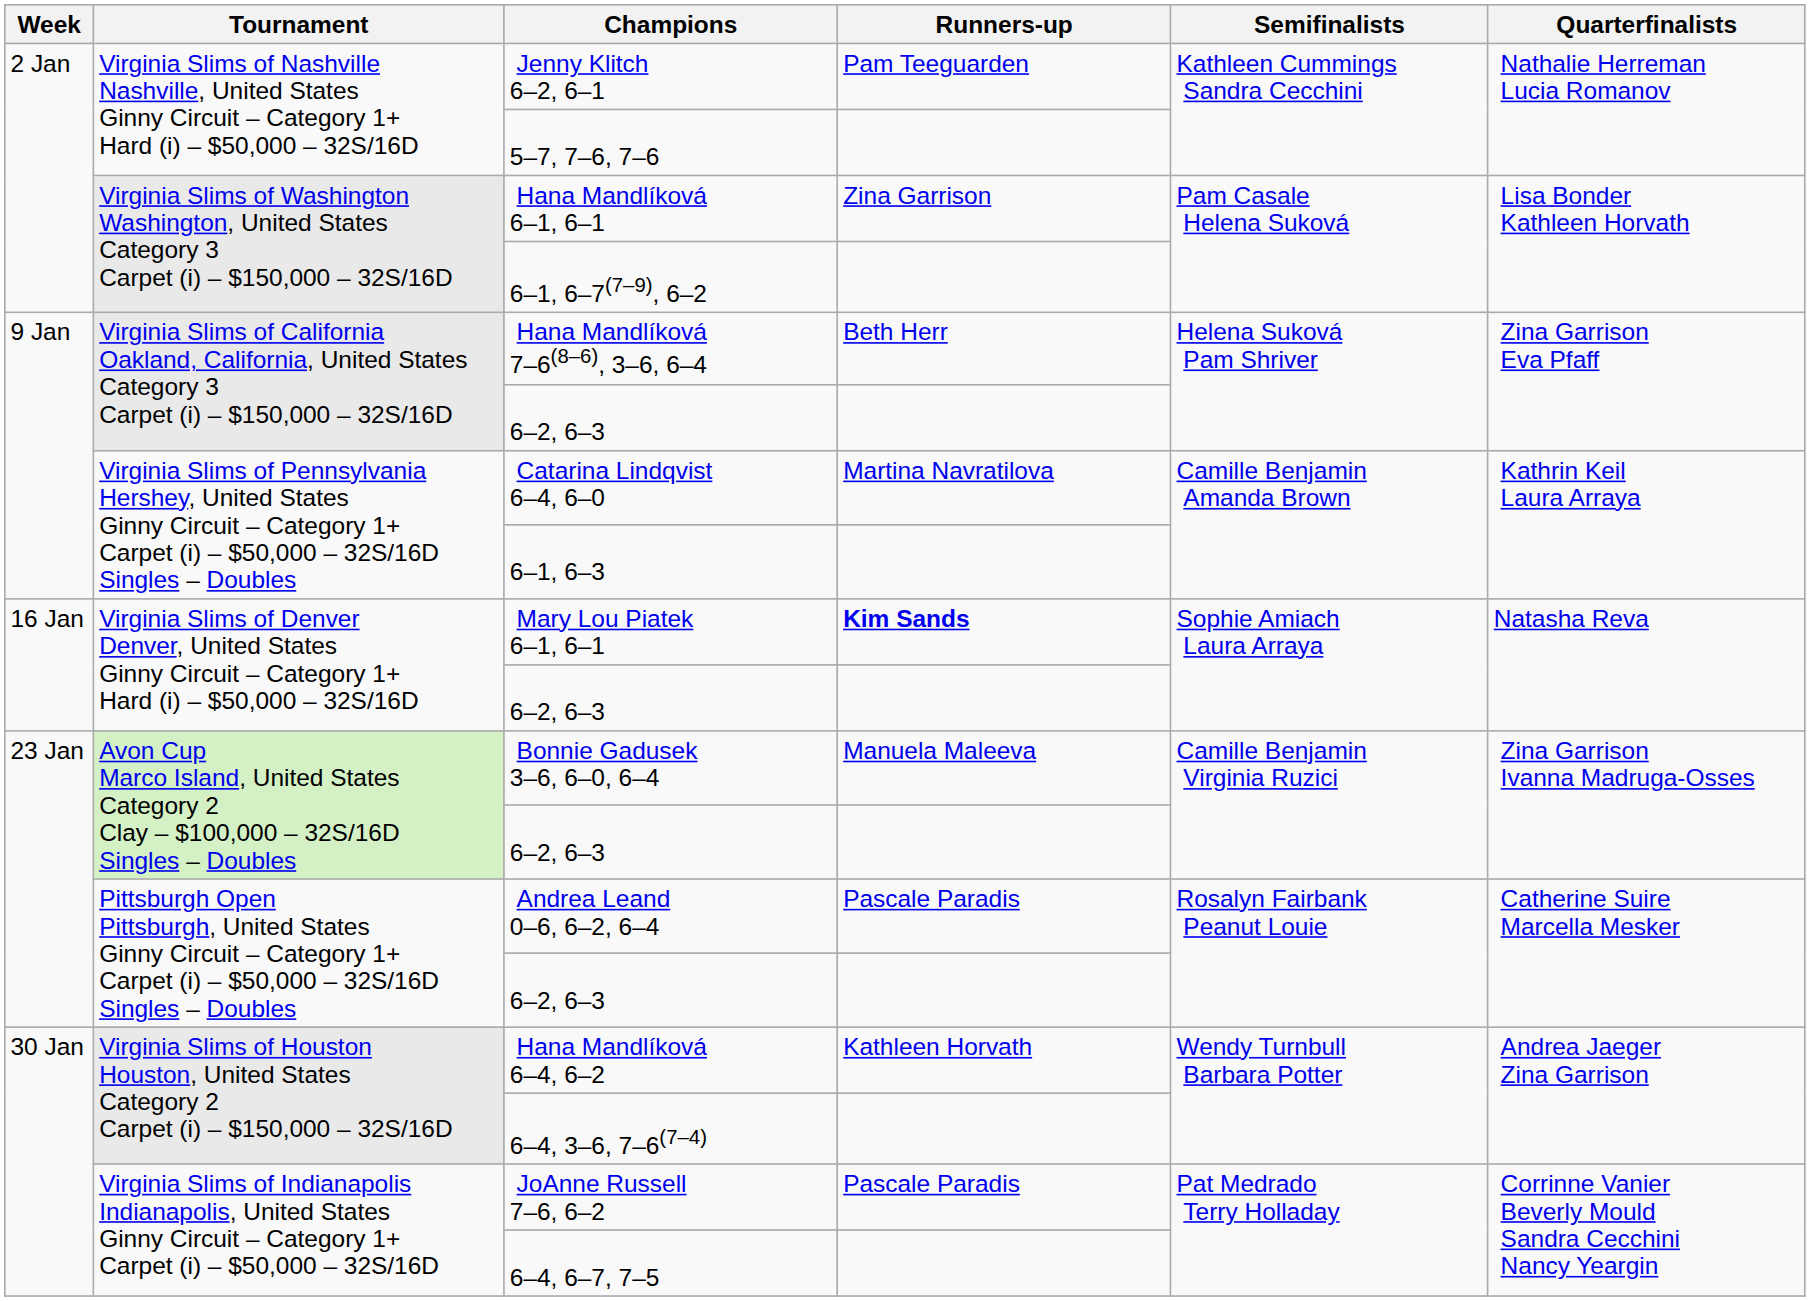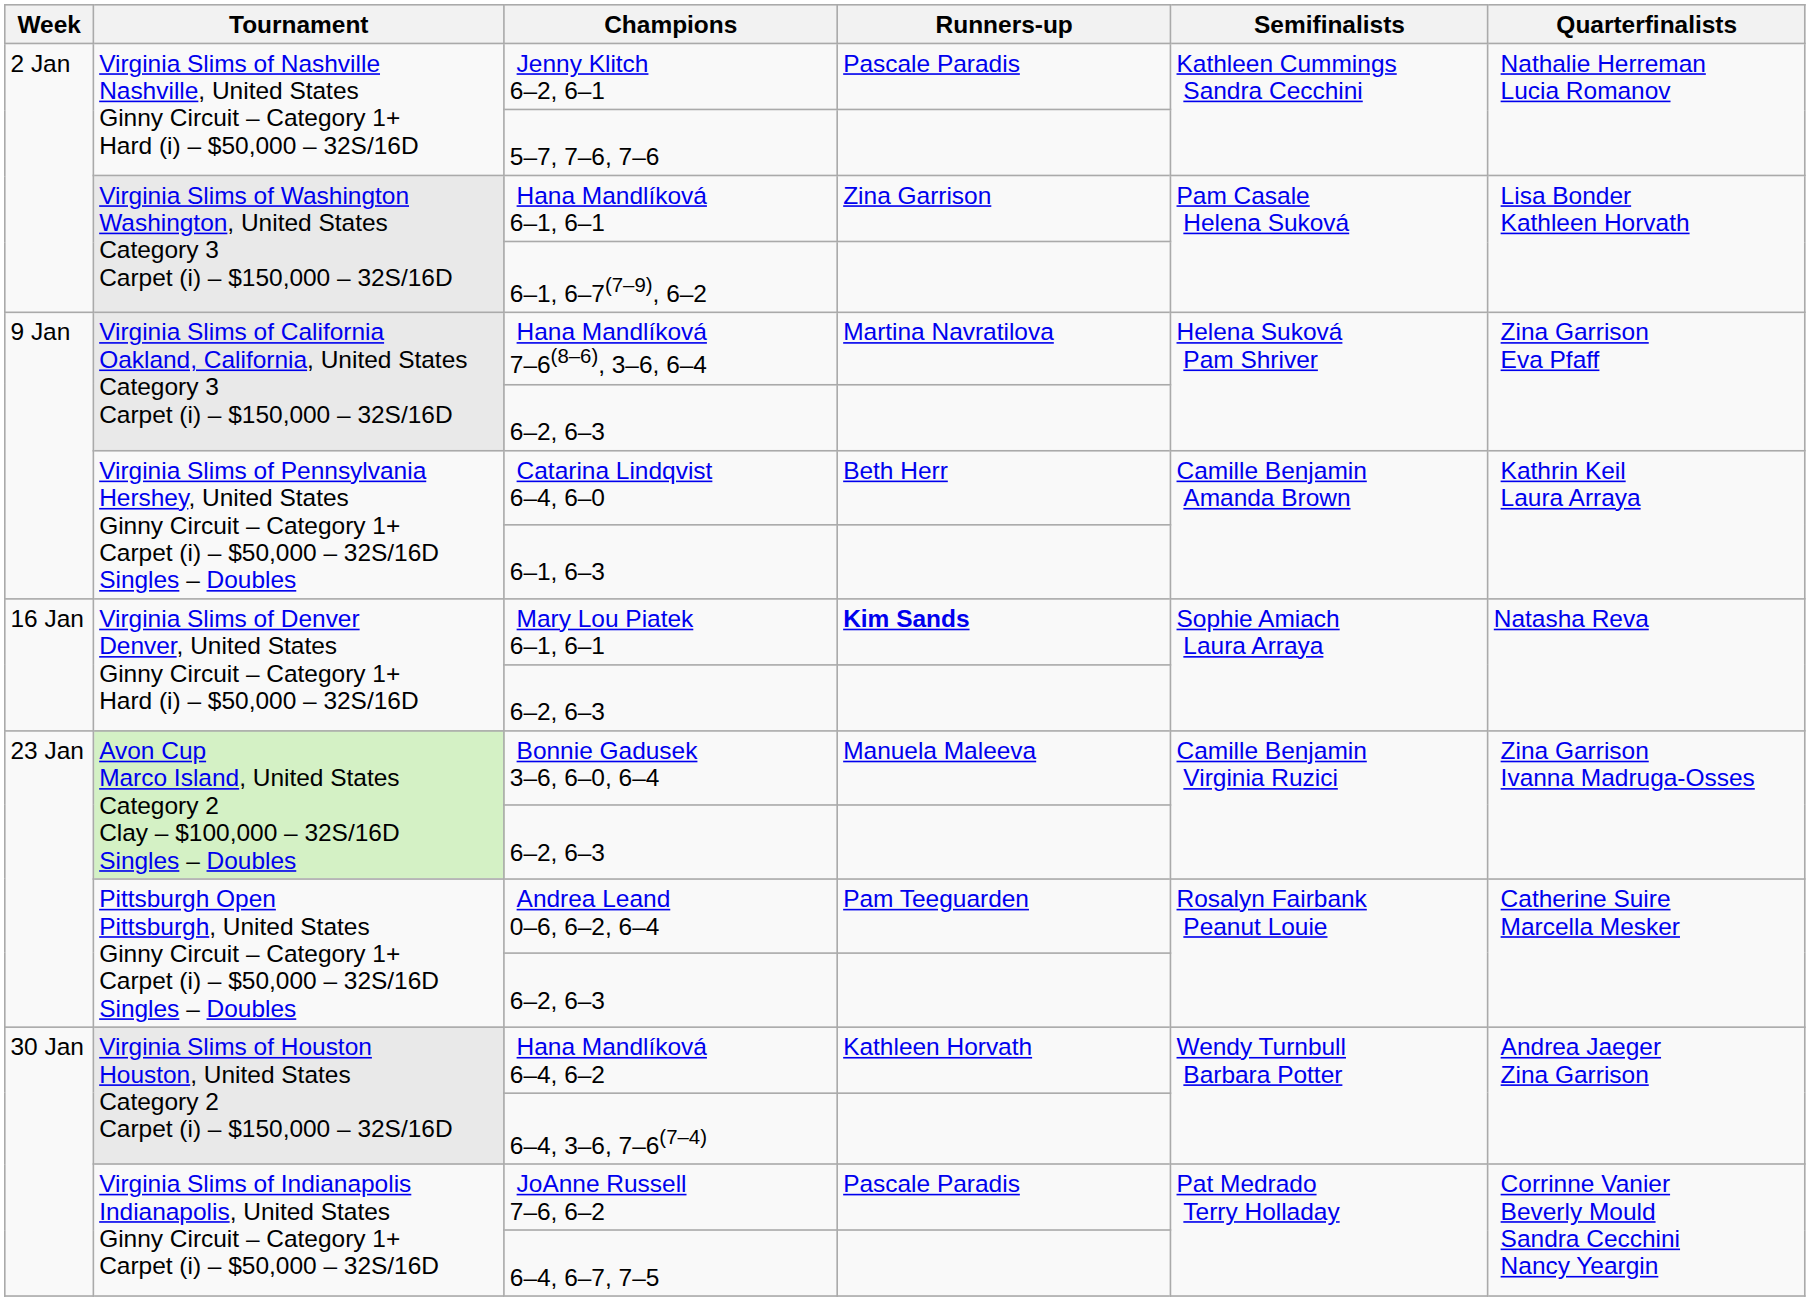(936, 63) Pam Teeguarden -> (932, 63) Pascale Paradis
(895, 332) Beth Herr -> (948, 332) Martina Navratilova
(948, 470) Martina Navratilova -> (895, 470) Beth Herr
(932, 898) Pascale Paradis -> (936, 898) Pam Teeguarden
